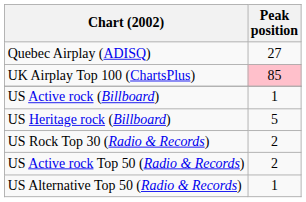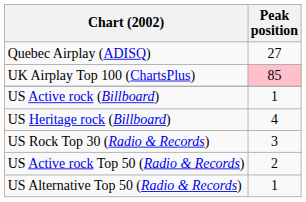(274, 119) 5 -> (274, 119) 4
(274, 141) 2 -> (274, 141) 3
